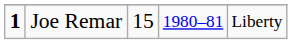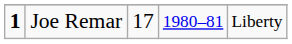(143, 21) 15 -> (143, 21) 17
